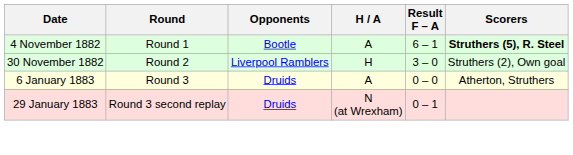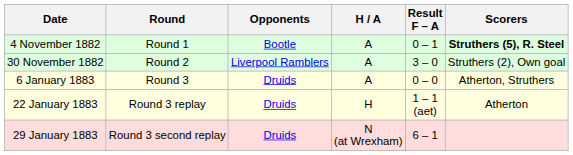(425, 44) 6 – 1 -> (425, 44) 0 – 1
(368, 62) H -> (368, 62) A
+ row: (55, 104)
(425, 104) 0 – 1 -> (425, 135) 6 – 1
